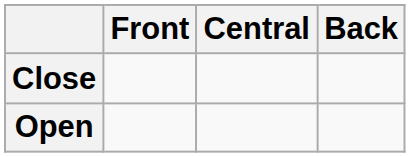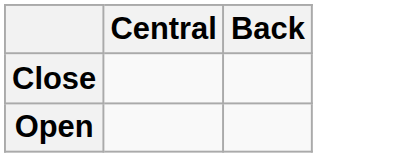- column: (150, 28)
